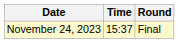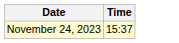- column: (155, 13)
